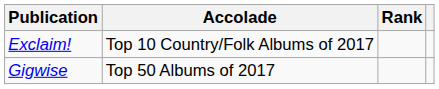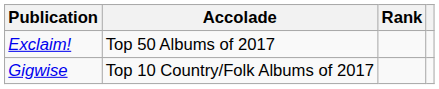(240, 44) Top 10 Country/Folk Albums of 2017 -> (190, 44) Top 50 Albums of 2017
(190, 70) Top 50 Albums of 2017 -> (240, 70) Top 10 Country/Folk Albums of 2017
